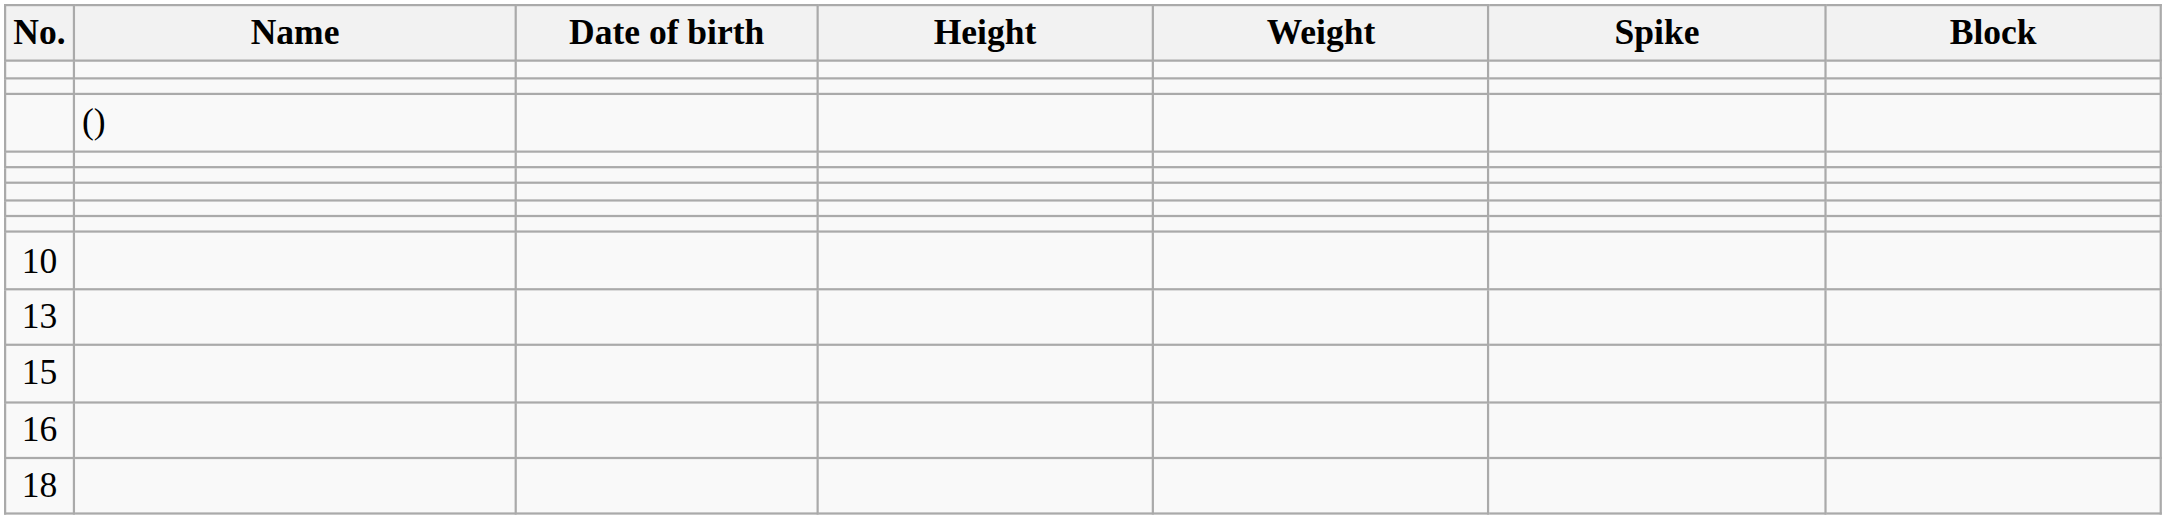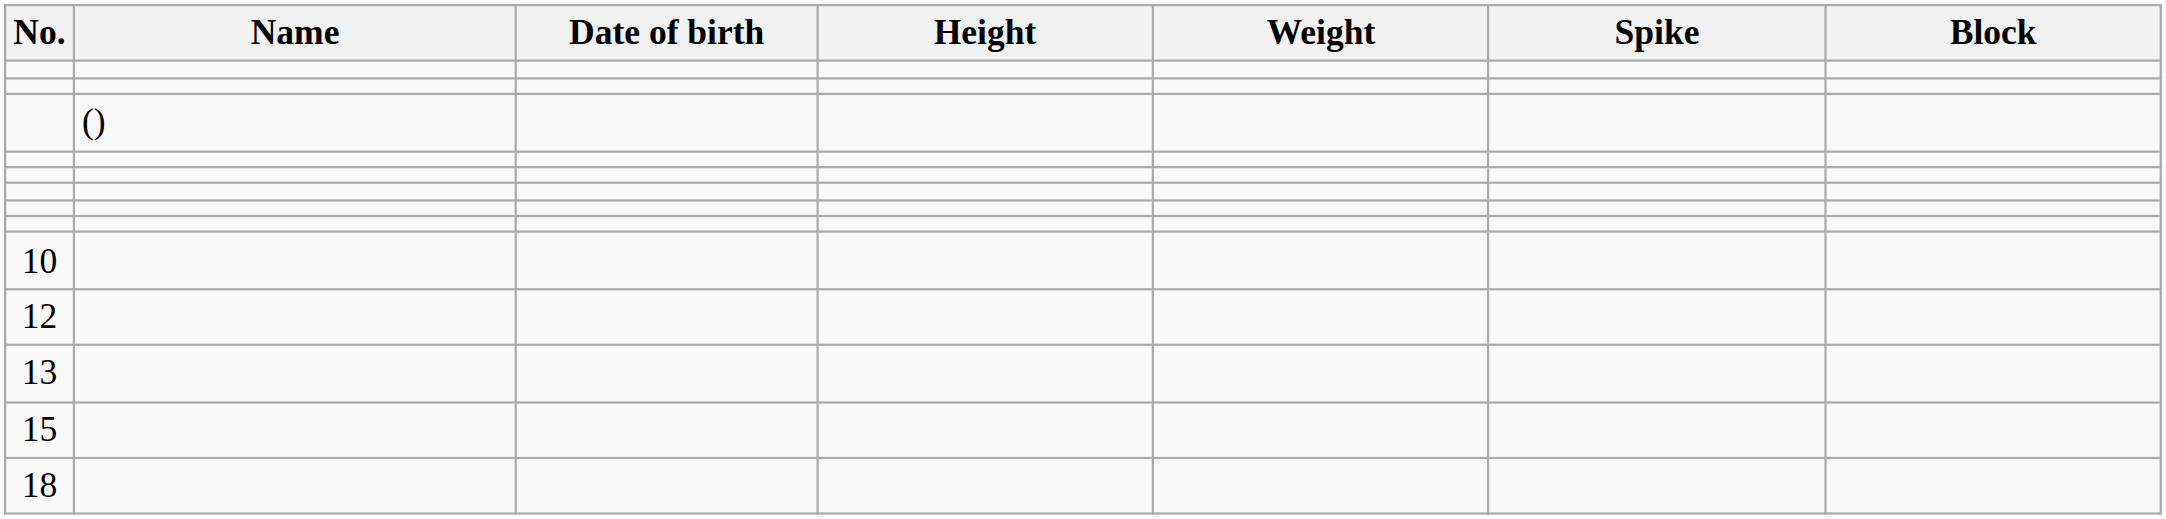+ row: (39, 316)
- row: (39, 428)
